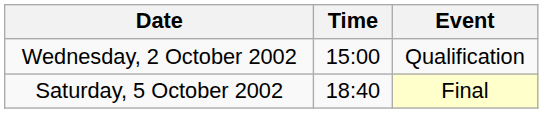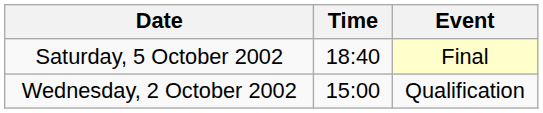rows swapped: (159, 56) <-> (159, 90)
